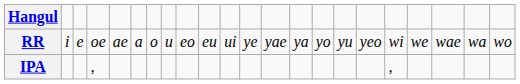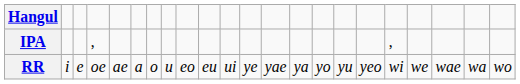rows swapped: (33, 41) <-> (33, 66)
